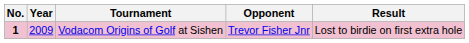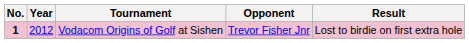(41, 30) 2009 -> (41, 30) 2012
